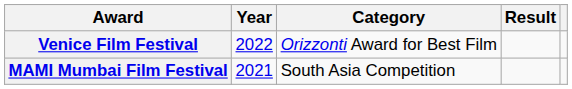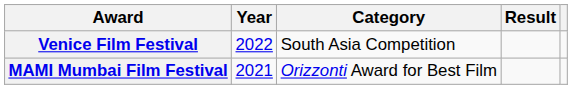(389, 44) Orizzonti Award for Best Film -> (368, 44) South Asia Competition
(368, 71) South Asia Competition -> (389, 71) Orizzonti Award for Best Film
